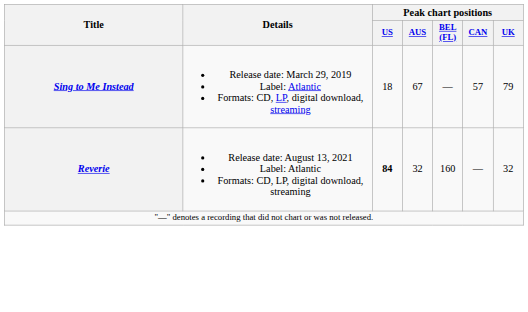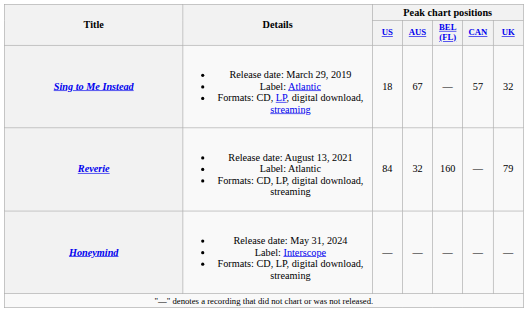(508, 86) 79 -> (508, 86) 32
(387, 169) bold -> (387, 169) normal
(508, 169) 32 -> (508, 169) 79
+ row: (94, 252)
